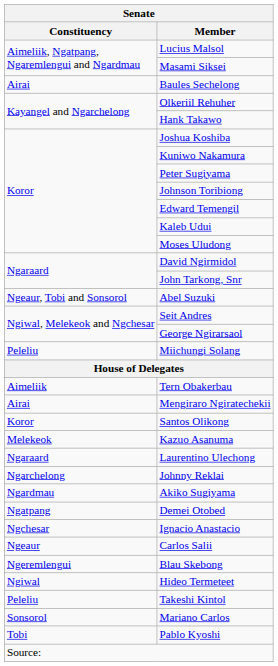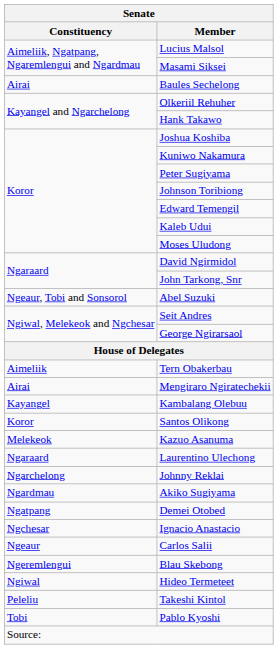- row: (200, 350)
+ row: (203, 404)
- row: (195, 617)
